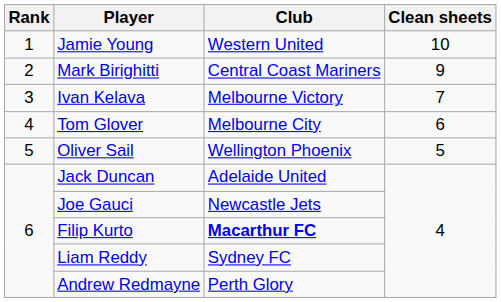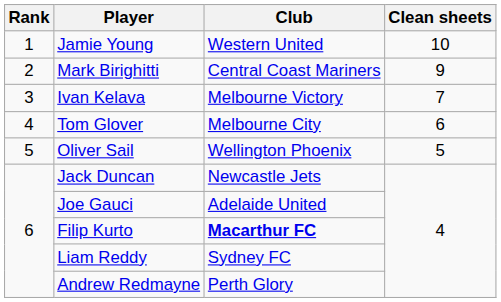(267, 177) Adelaide United -> (264, 177) Newcastle Jets
(264, 204) Newcastle Jets -> (267, 204) Adelaide United
